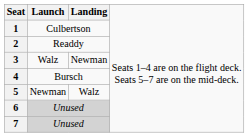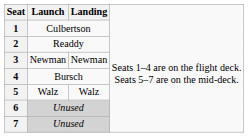(48, 60) Walz -> (48, 60) Newman
(48, 92) Newman -> (48, 92) Walz
